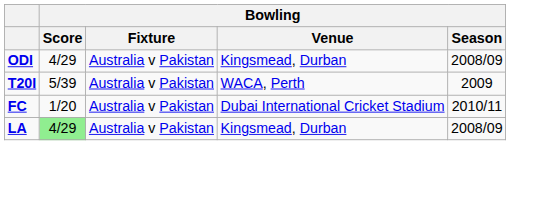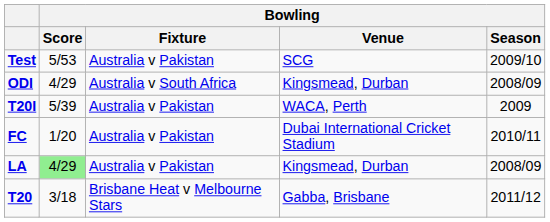+ row: (22, 60)
(151, 60) Australia v Pakistan -> (163, 83) Australia v South Africa
+ row: (20, 197)
